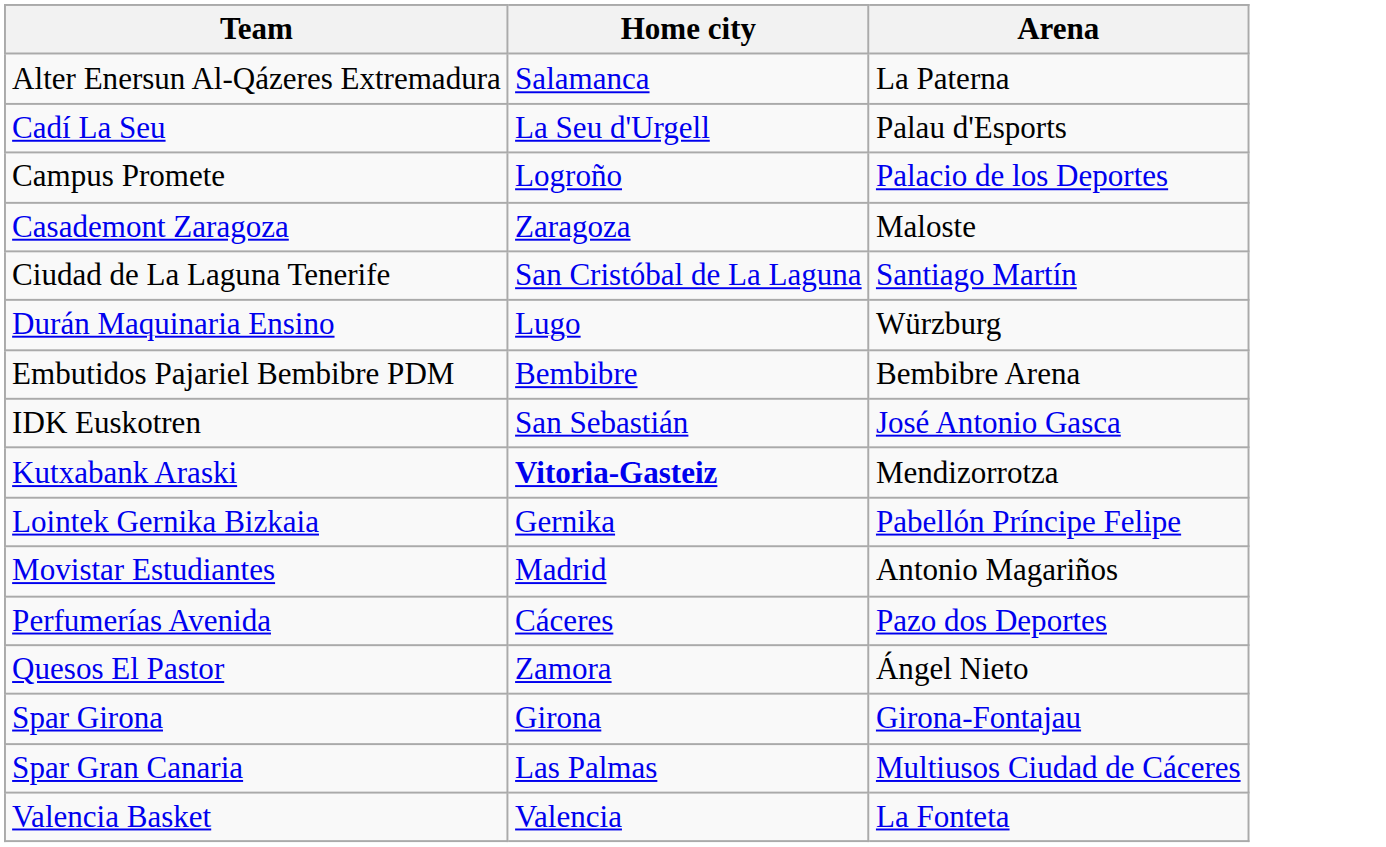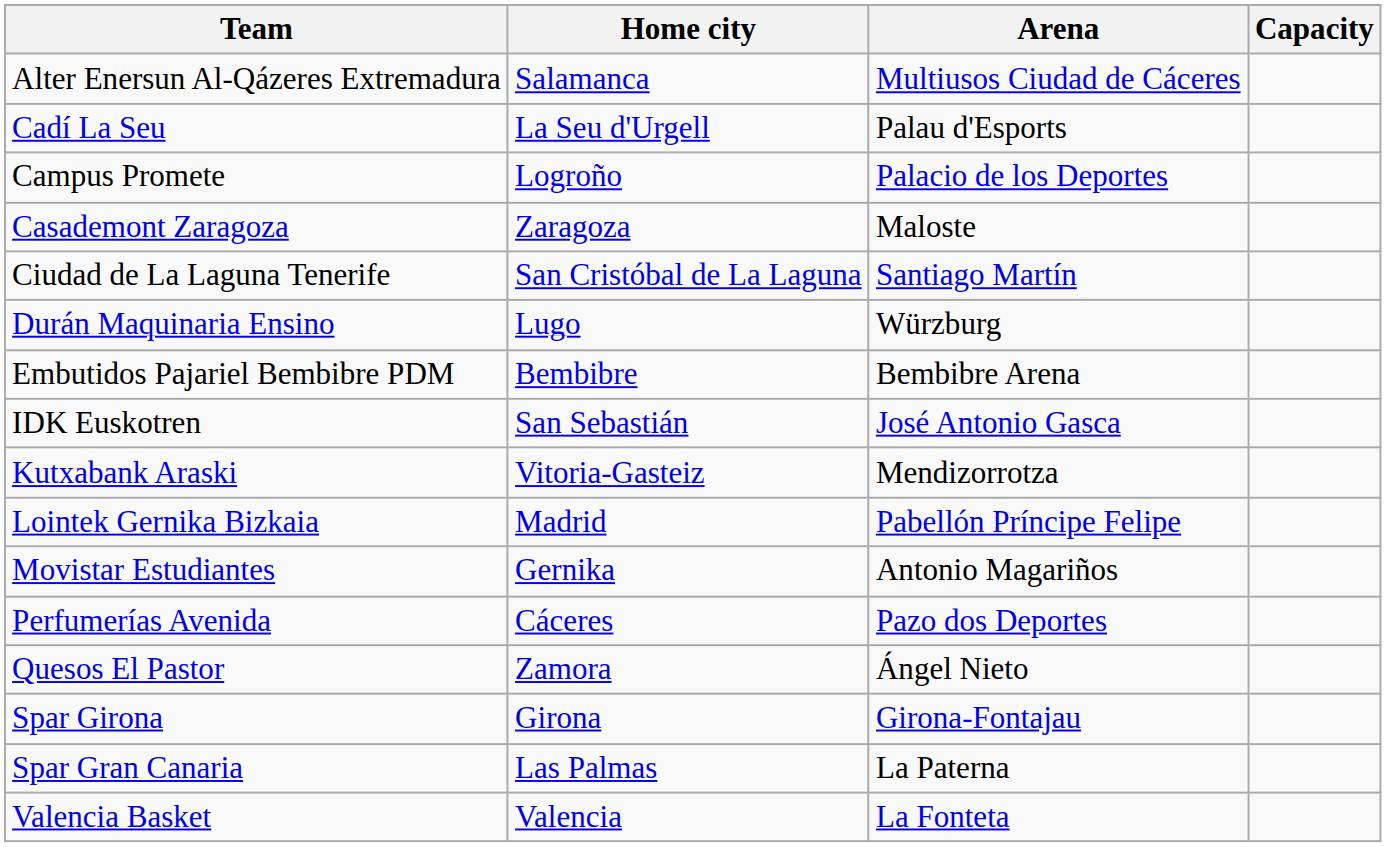+ column: (1314, 29)
(943, 78) La Paterna -> (1058, 78) Multiusos Ciudad de Cáceres
(616, 472) bold -> (610, 472) normal
(565, 521) Gernika -> (561, 521) Madrid
(561, 570) Madrid -> (565, 570) Gernika
(1058, 767) Multiusos Ciudad de Cáceres -> (943, 767) La Paterna
